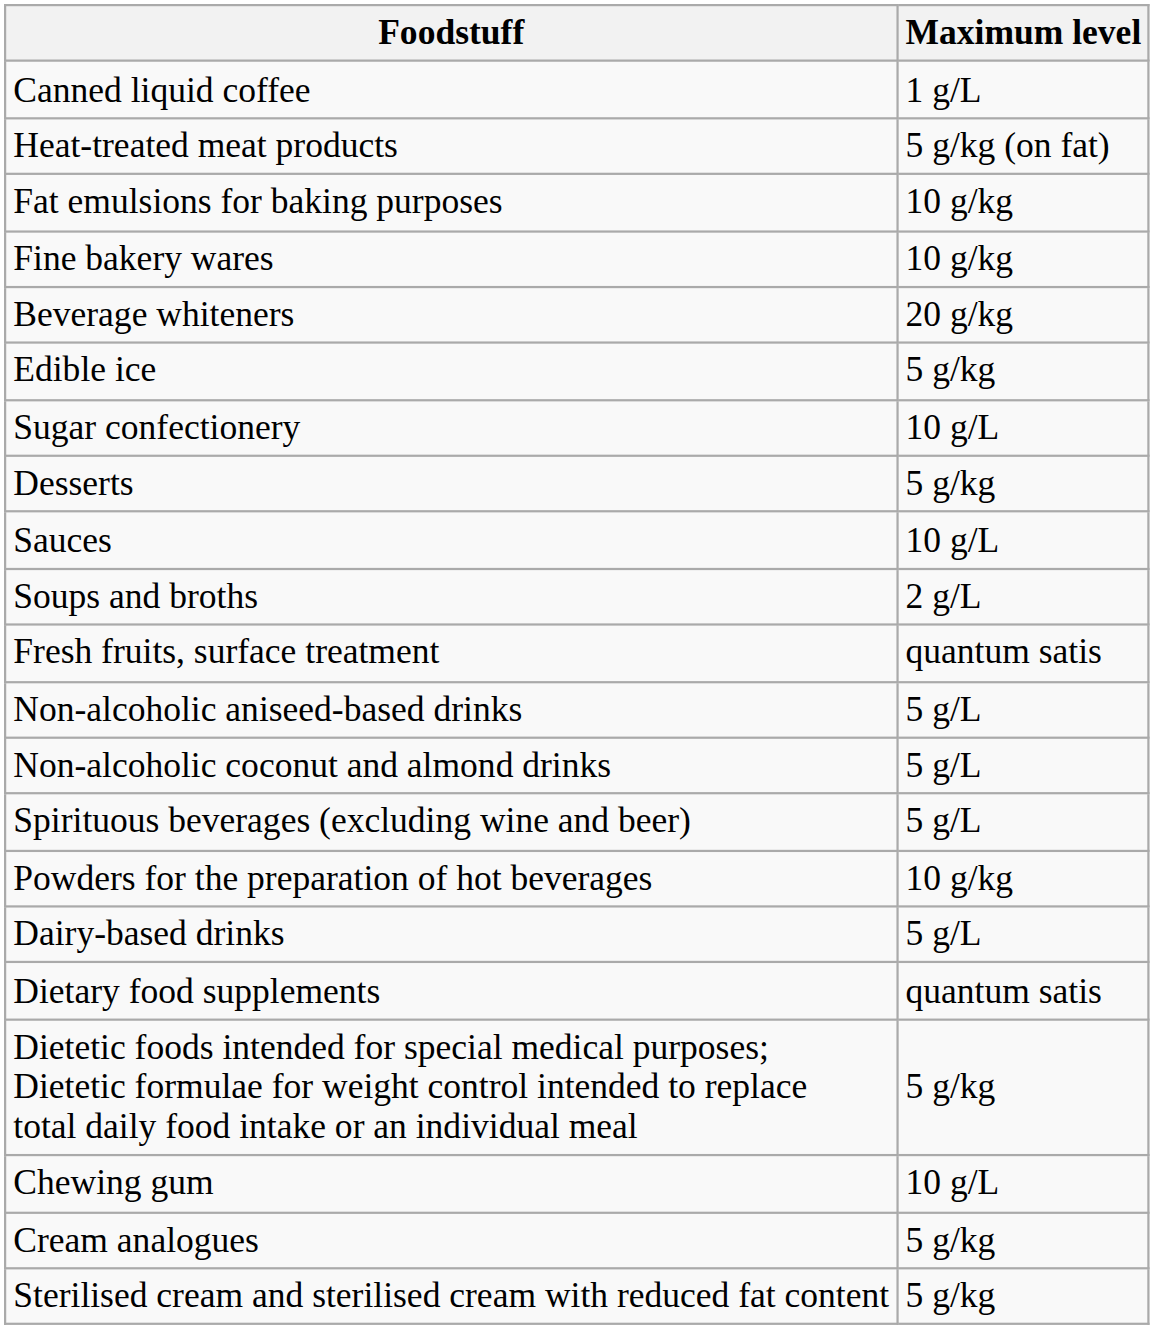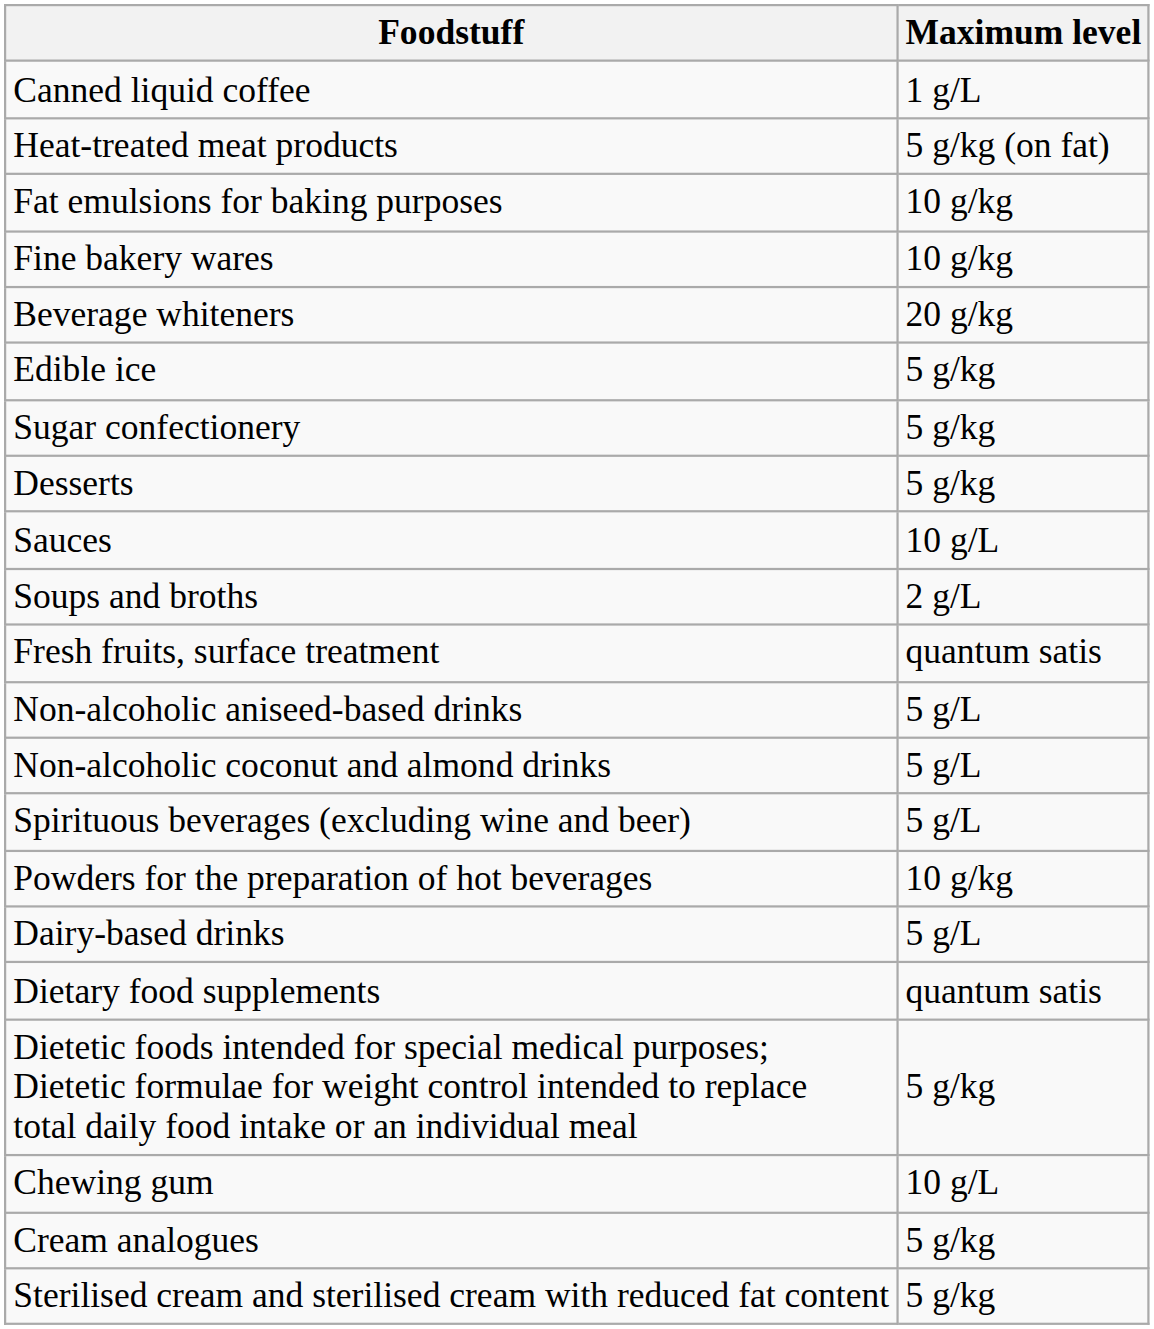(952, 426) 10 g/L -> (950, 426) 5 g/kg
